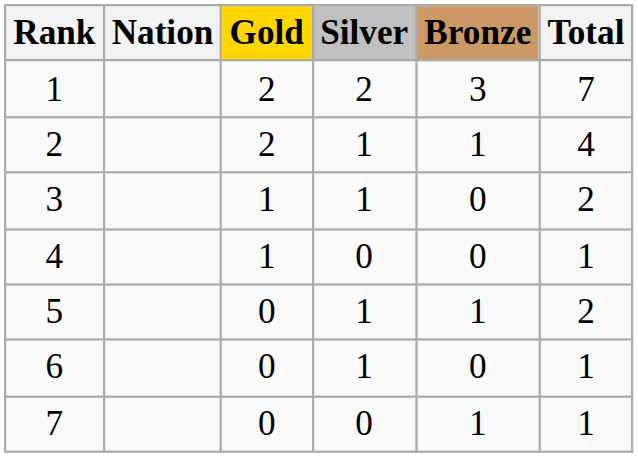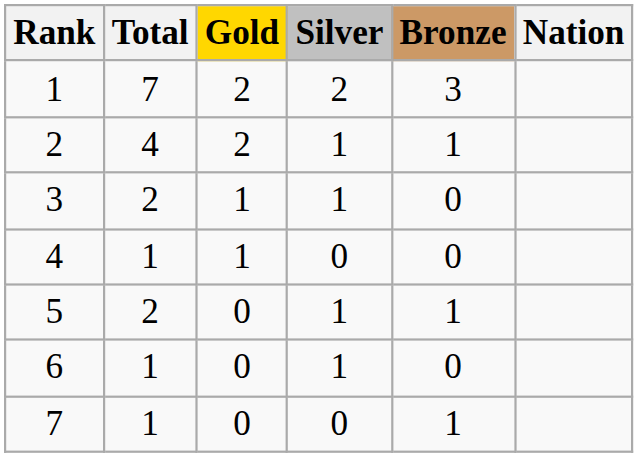columns swapped: (162, 32) <-> (586, 32)
